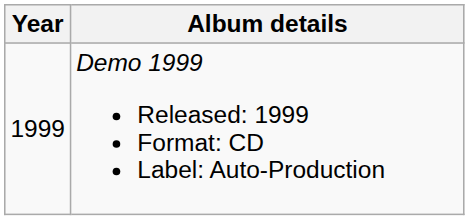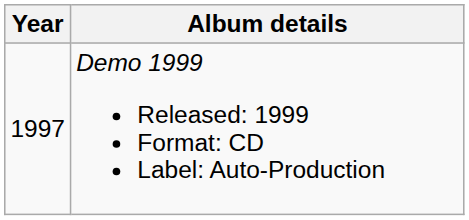(38, 128) 1999 -> (38, 128) 1997
